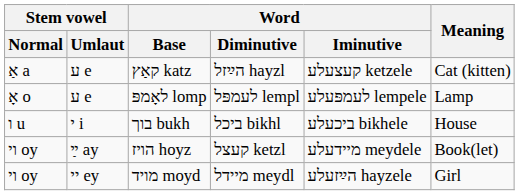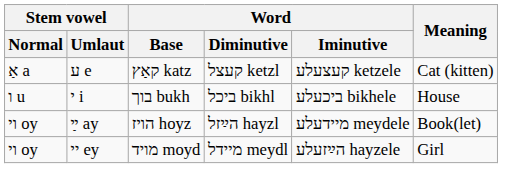(250, 70) הײַזל hayzl -> (244, 70) קעצל ketzl
- row: (169, 96)
(250, 149) קעצל ketzl -> (243, 123) הײַזל hayzl
